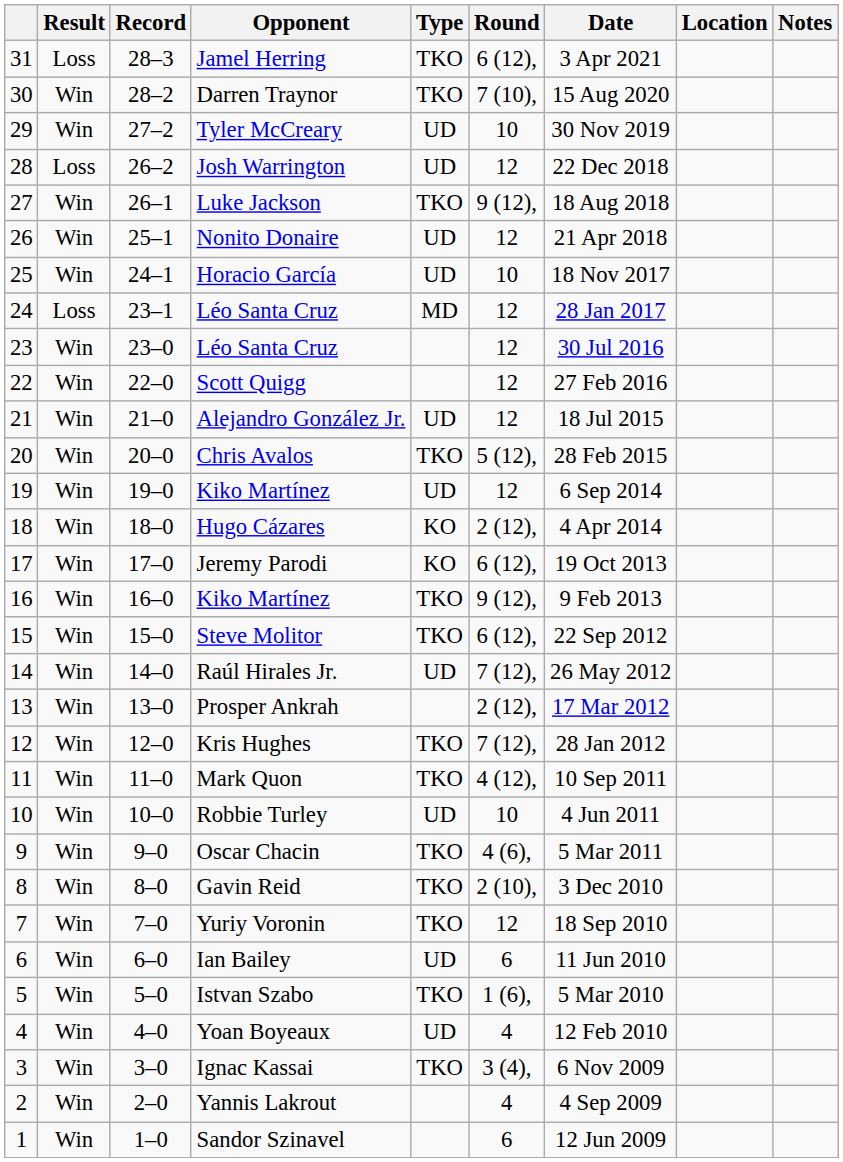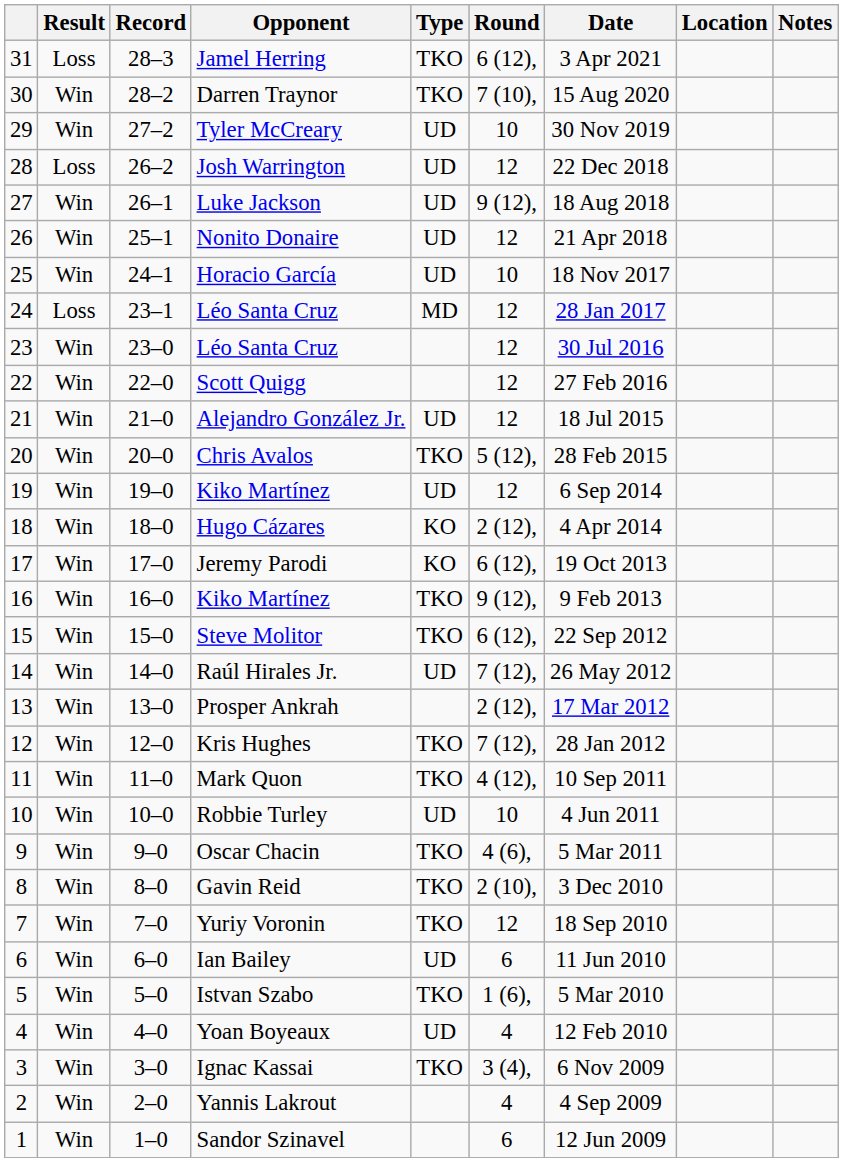(440, 202) TKO -> (440, 202) UD
